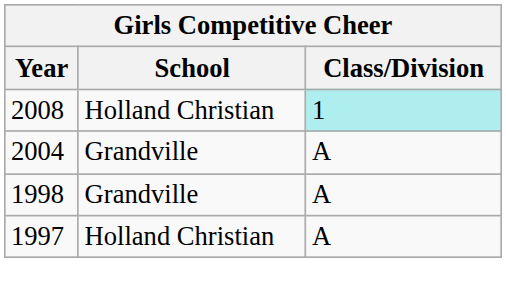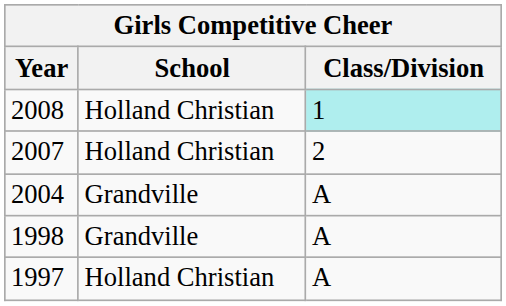+ row: (38, 151)
